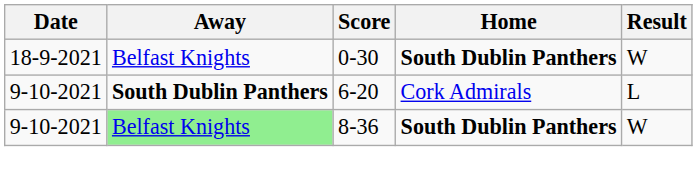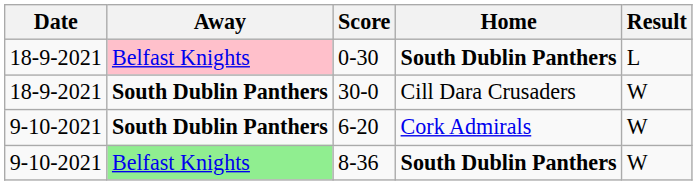(181, 57) no background -> (181, 57) pink background
(637, 57) W -> (633, 57) L
+ row: (358, 92)
(633, 92) L -> (637, 127) W
